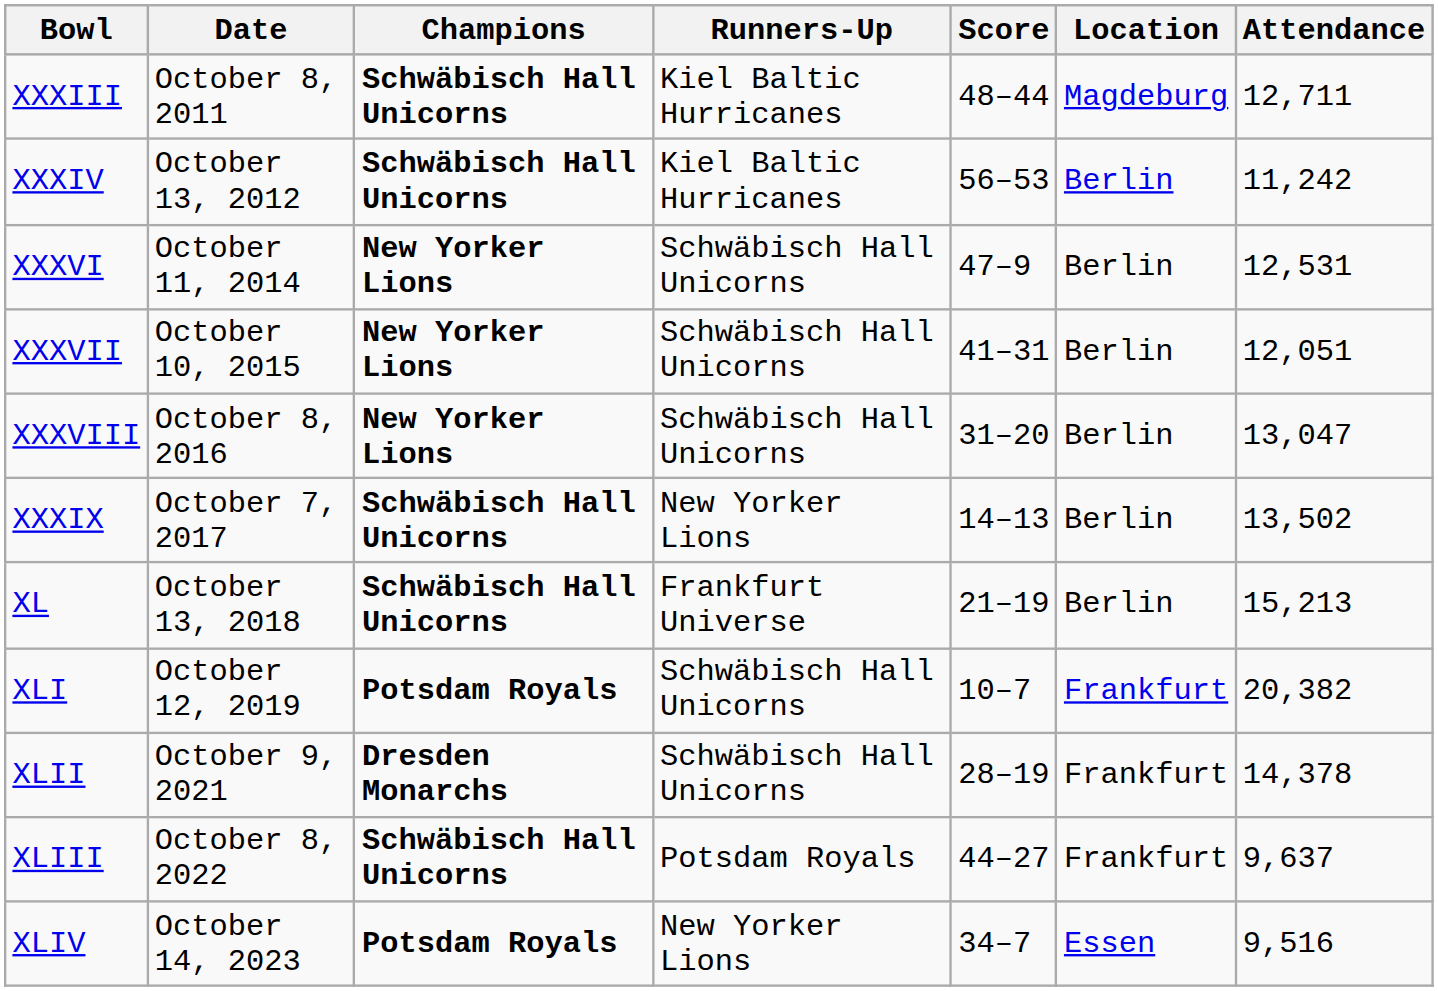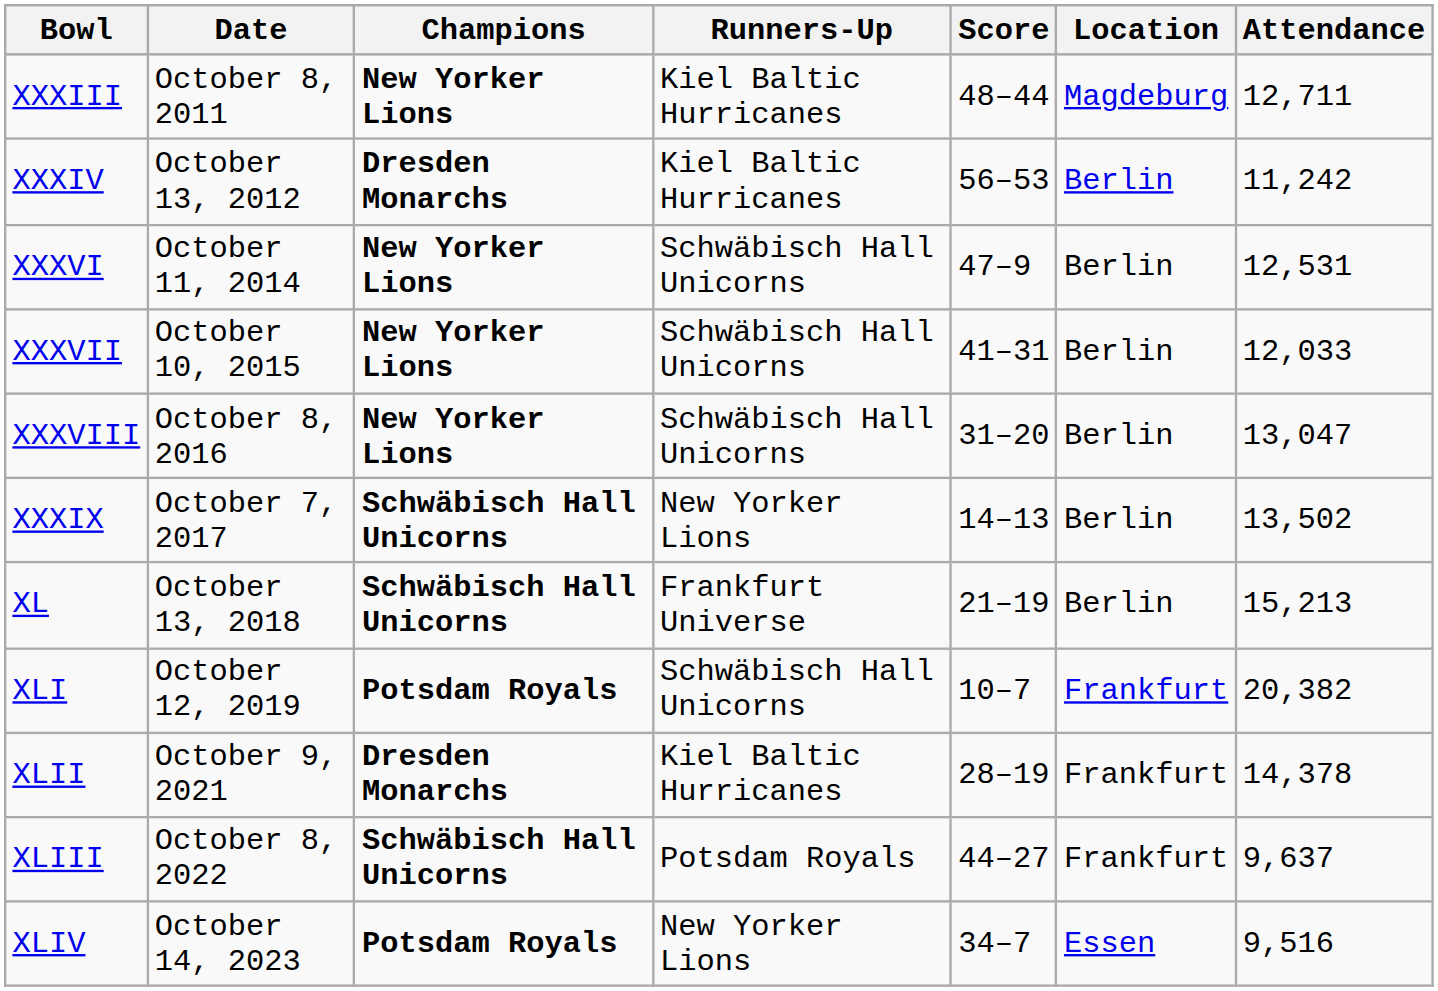(499, 97) Schwäbisch Hall Unicorns -> (453, 97) New Yorker Lions
(499, 182) Schwäbisch Hall Unicorns -> (435, 182) Dresden Monarchs
(1298, 351) 12,051 -> (1298, 351) 12,033
(797, 775) Schwäbisch Hall Unicorns -> (760, 775) Kiel Baltic Hurricanes
